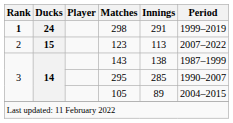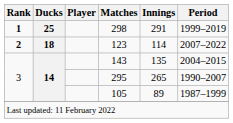(49, 28) 24 -> (49, 28) 25
(19, 45) normal -> (19, 45) bold
(49, 45) 15 -> (49, 45) 18
(159, 45) 113 -> (159, 45) 114
(159, 61) 138 -> (159, 61) 135
(203, 61) 1987–1999 -> (203, 61) 2004–2015
(159, 77) 285 -> (159, 77) 265
(203, 93) 2004–2015 -> (203, 93) 1987–1999
